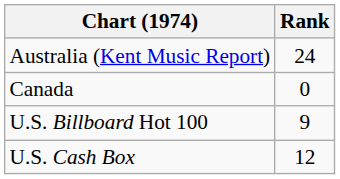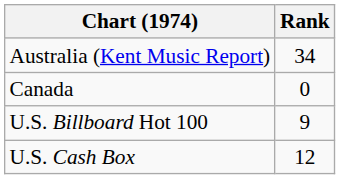(305, 55) 24 -> (305, 55) 34
